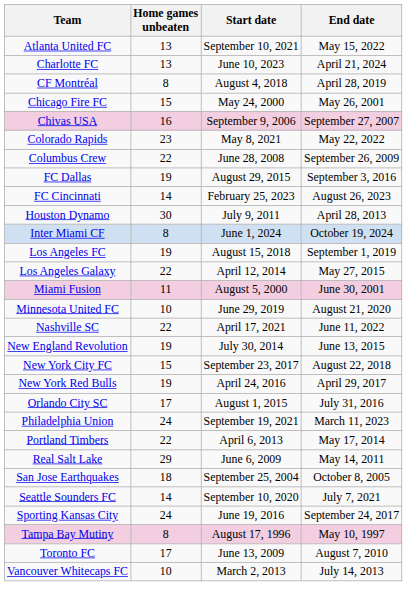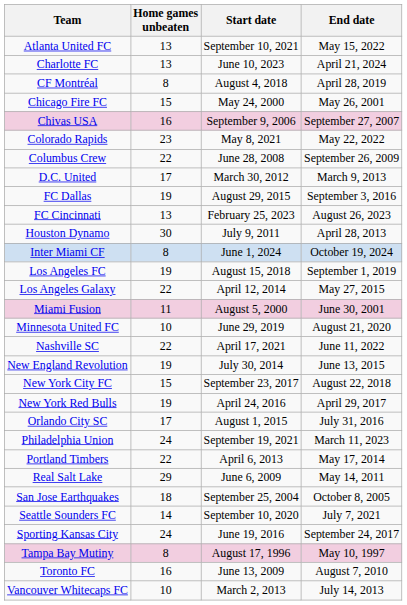+ row: (67, 177)
(166, 196) 14 -> (166, 214) 13
(166, 552) 17 -> (166, 571) 16
